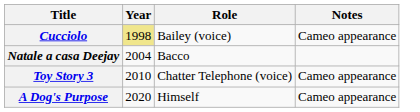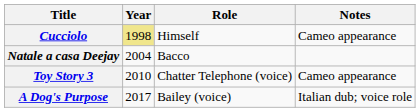(194, 35) Bailey (voice) -> (178, 35) Himself
(138, 96) 2020 -> (138, 96) 2017
(178, 96) Himself -> (194, 96) Bailey (voice)
(347, 96) Cameo appearance -> (355, 96) Italian dub; voice role
